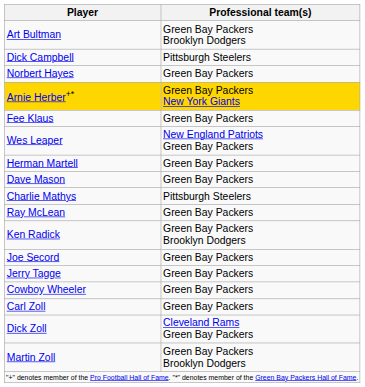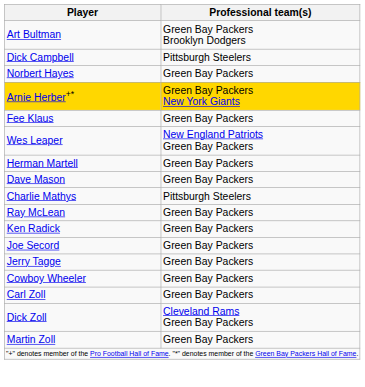(208, 235) Green Bay Packers Brooklyn Dodgers -> (208, 229) Green Bay Packers
(208, 357) Green Bay Packers Brooklyn Dodgers -> (208, 339) Green Bay Packers
